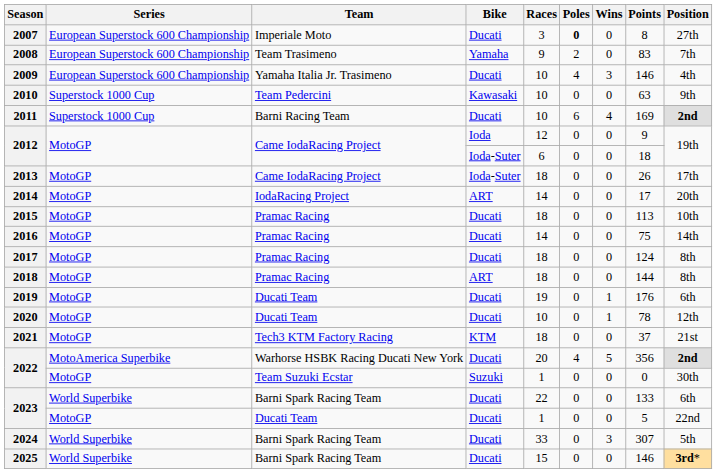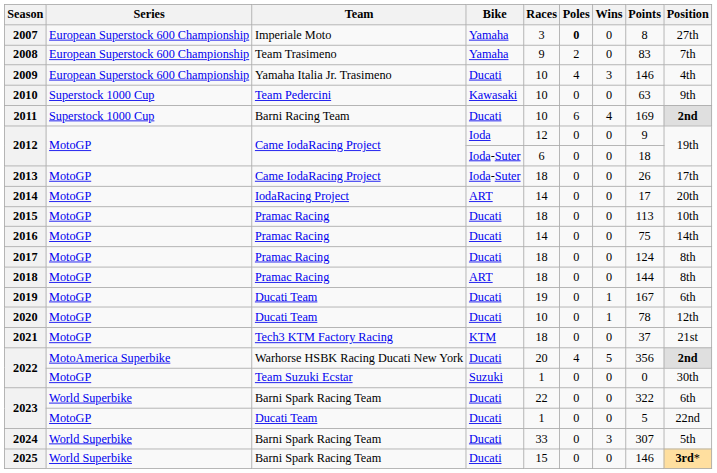(485, 35) Ducati -> (489, 35) Yamaha
(645, 297) 176 -> (645, 297) 167
(645, 398) 133 -> (645, 398) 322
